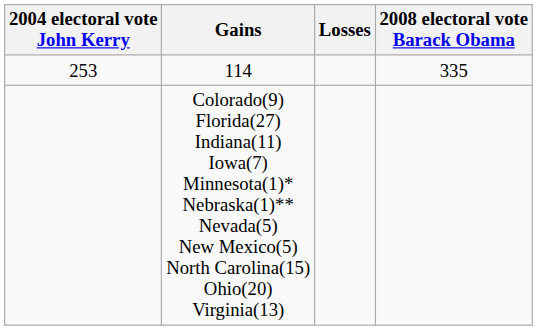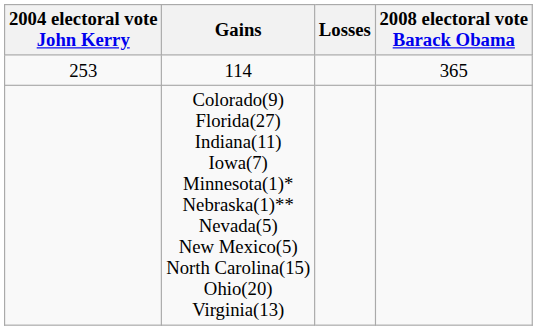(454, 70) 335 -> (454, 70) 365
